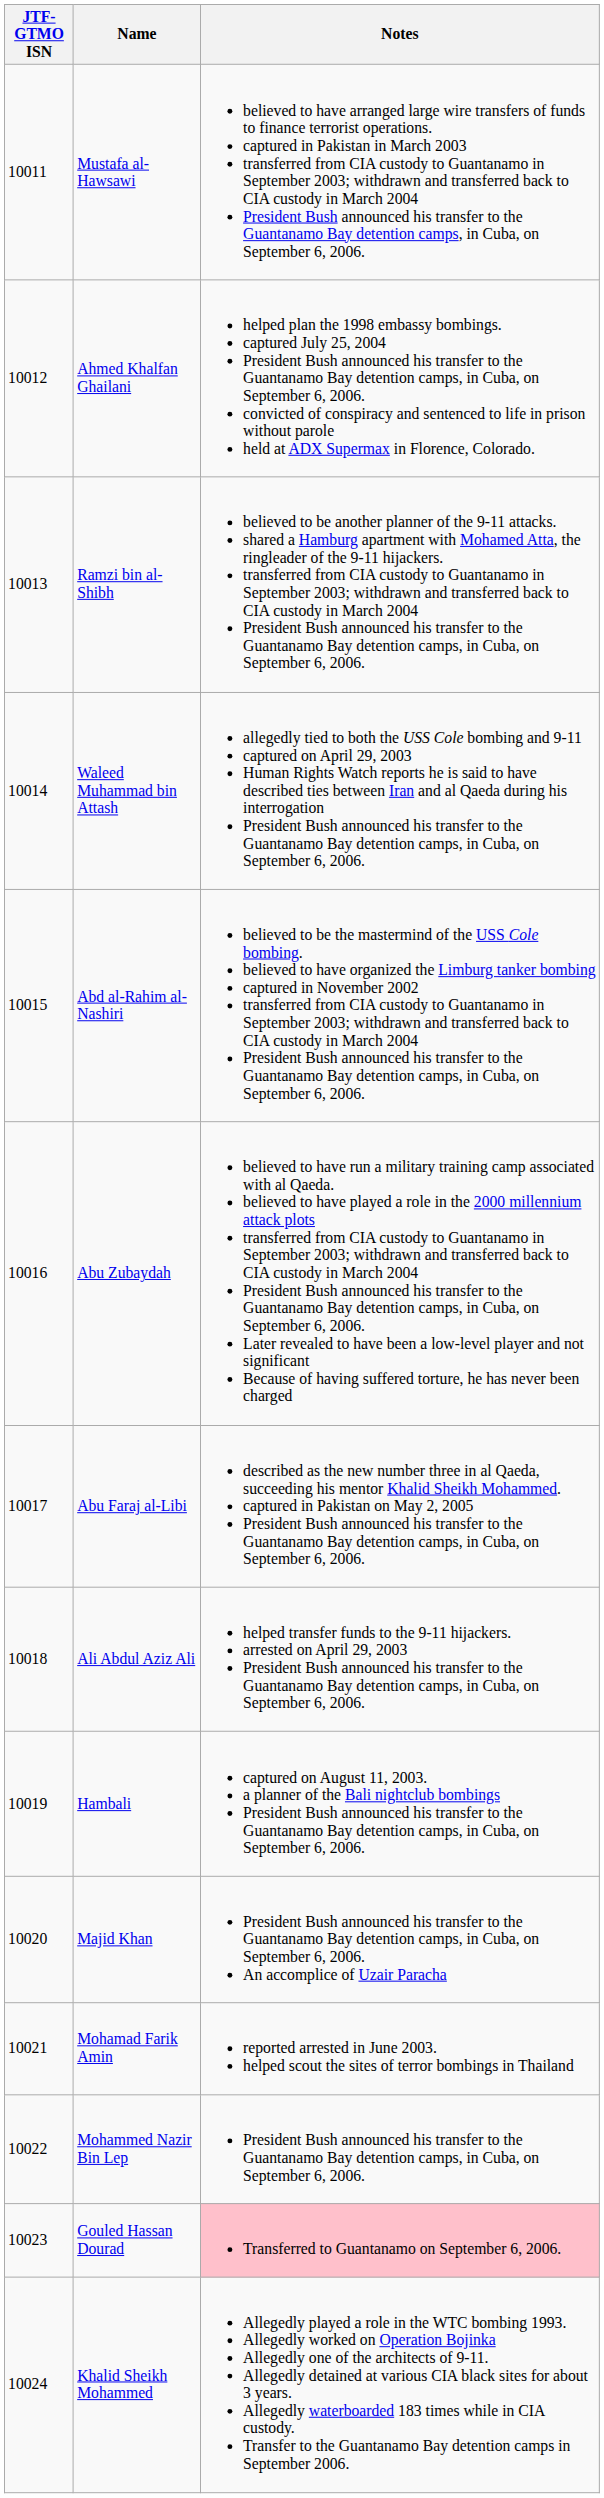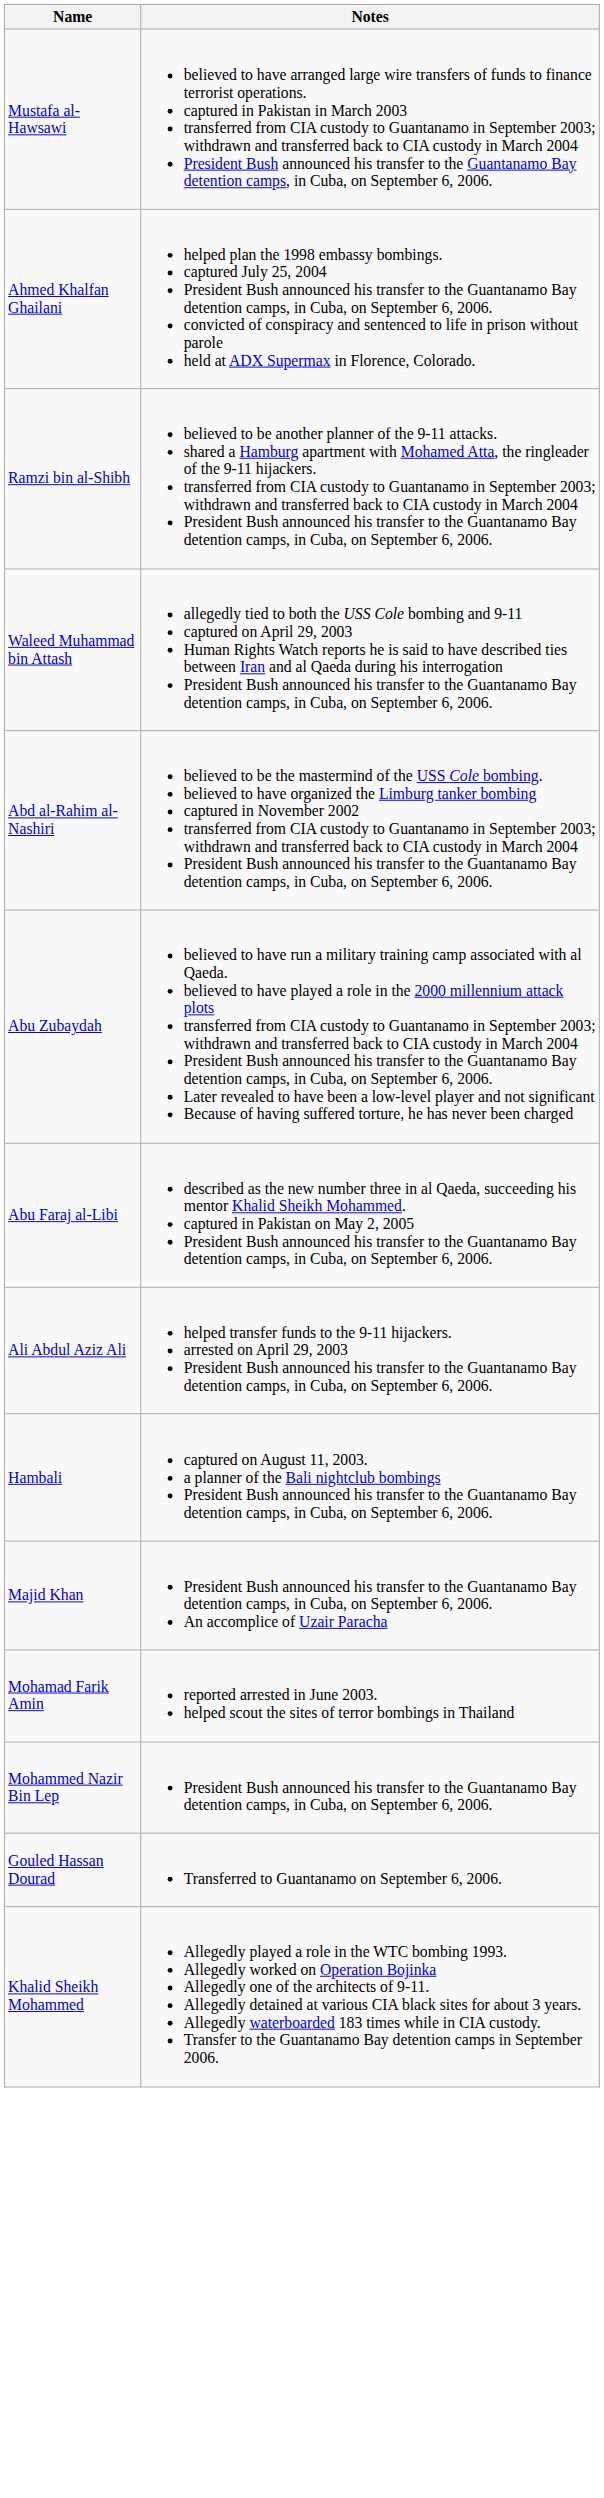- column: (39, 34)
(400, 2249) pink background -> (370, 1879) no background
